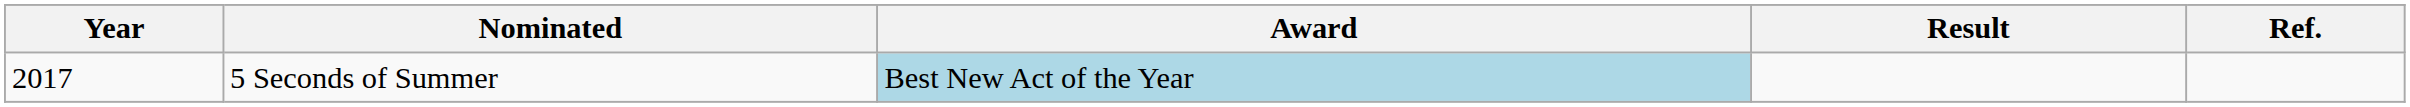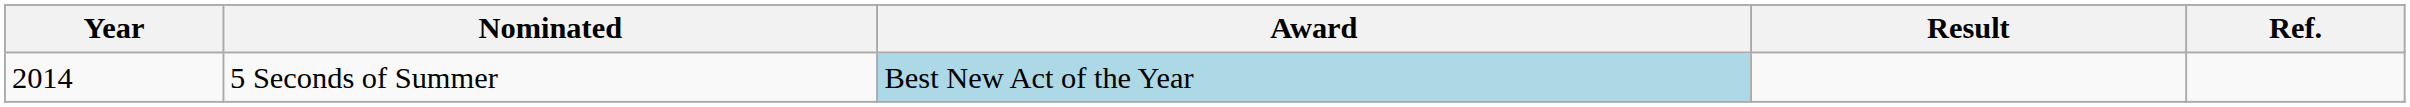(42, 76) 2017 -> (42, 76) 2014
